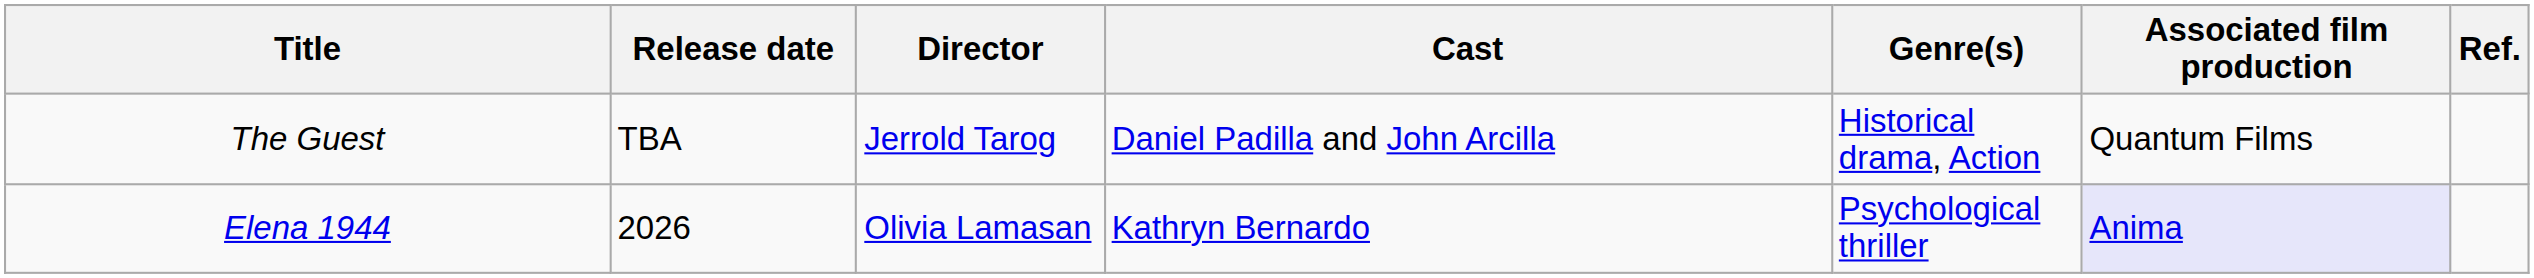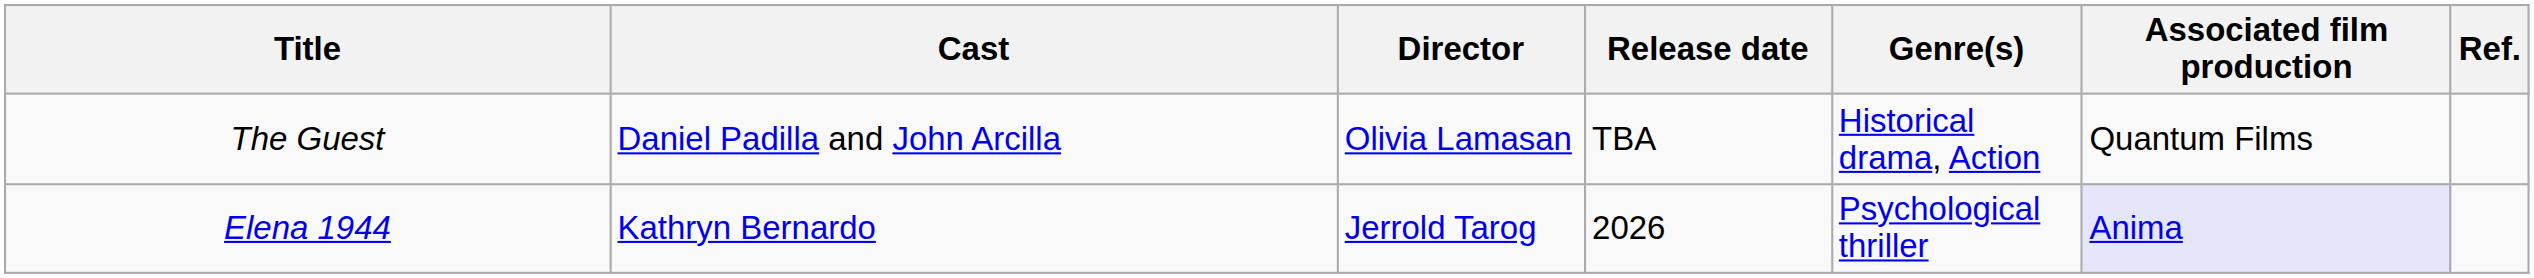columns swapped: (733, 49) <-> (1468, 49)
(960, 138) Jerrold Tarog -> (1458, 138) Olivia Lamasan
(978, 227) Olivia Lamasan -> (1441, 227) Jerrold Tarog
